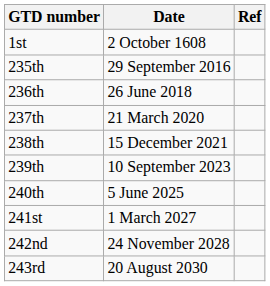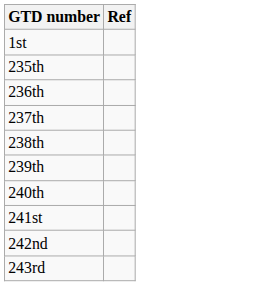- column: (169, 17)
